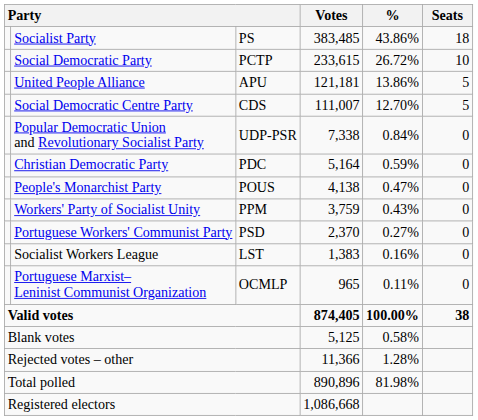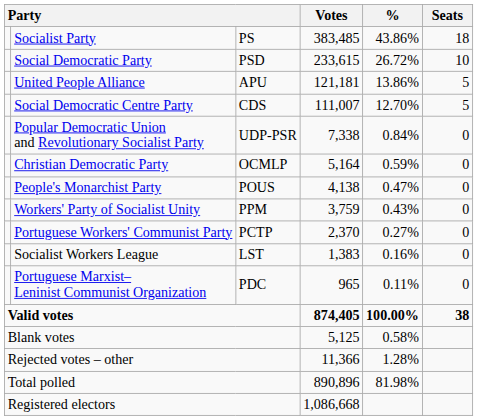(256, 60) PCTP -> (252, 60) PSD
(253, 165) PDC -> (263, 165) OCMLP
(252, 232) PSD -> (256, 232) PCTP
(263, 285) OCMLP -> (253, 285) PDC
